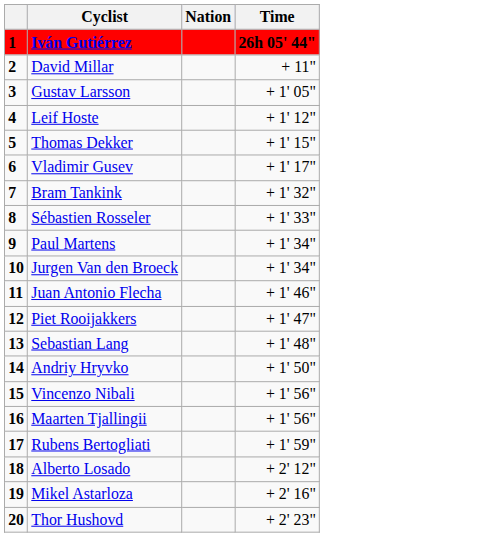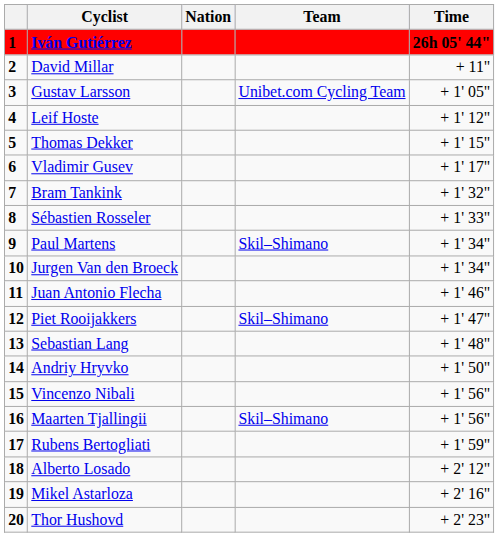+ column: (322, 17)
